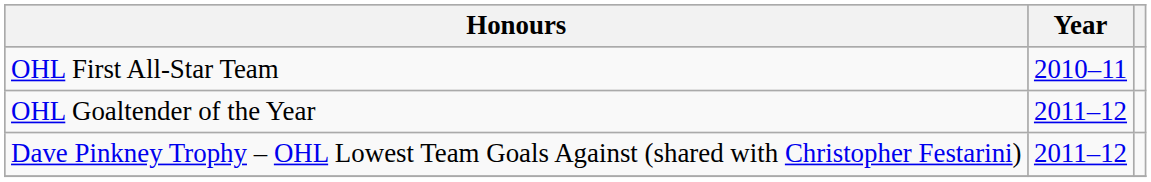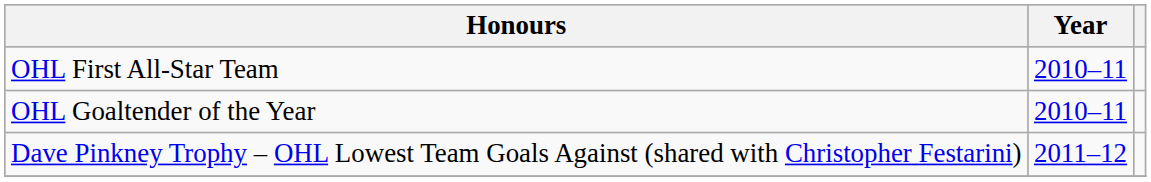(1080, 111) 2011–12 -> (1080, 111) 2010–11
